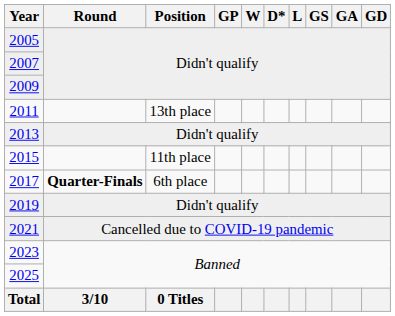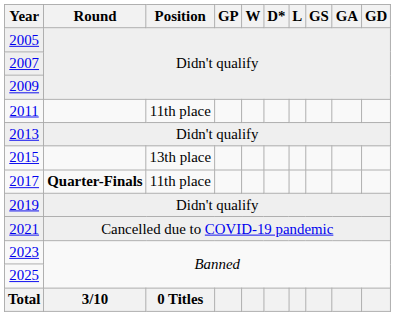(180, 110) 13th place -> (180, 110) 11th place
(180, 157) 11th place -> (180, 157) 13th place
(180, 181) 6th place -> (180, 181) 11th place
